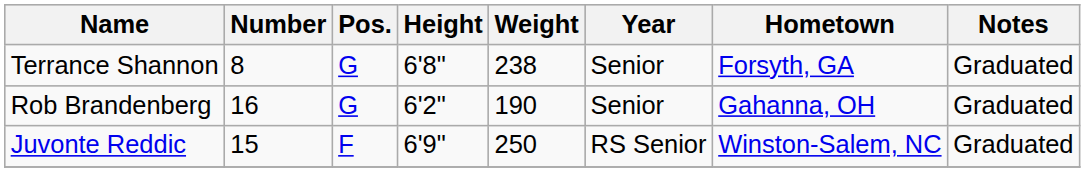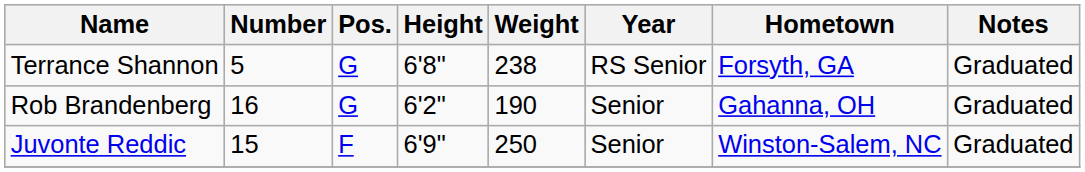(237, 65) 8 -> (237, 65) 5
(627, 65) Senior -> (649, 65) RS Senior
(649, 145) RS Senior -> (627, 145) Senior
